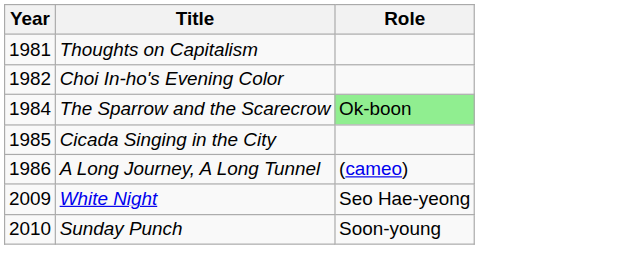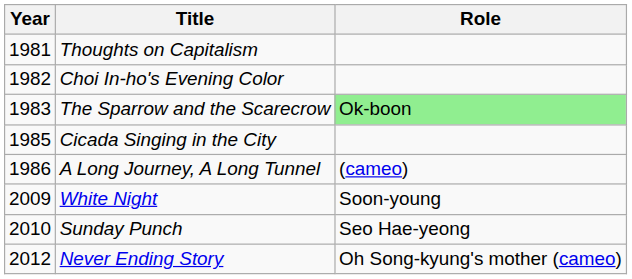(30, 109) 1984 -> (30, 109) 1983
(405, 199) Seo Hae-yeong -> (390, 199) Soon-young
(390, 229) Soon-young -> (405, 229) Seo Hae-yeong
+ row: (141, 259)
